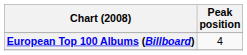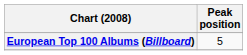(220, 41) 4 -> (220, 41) 5
